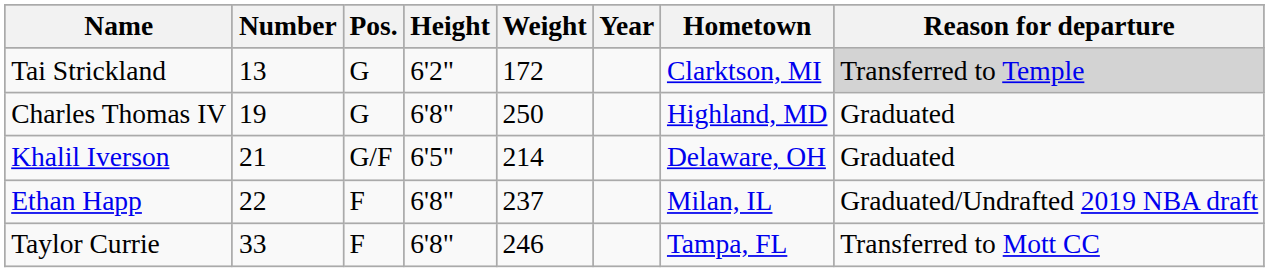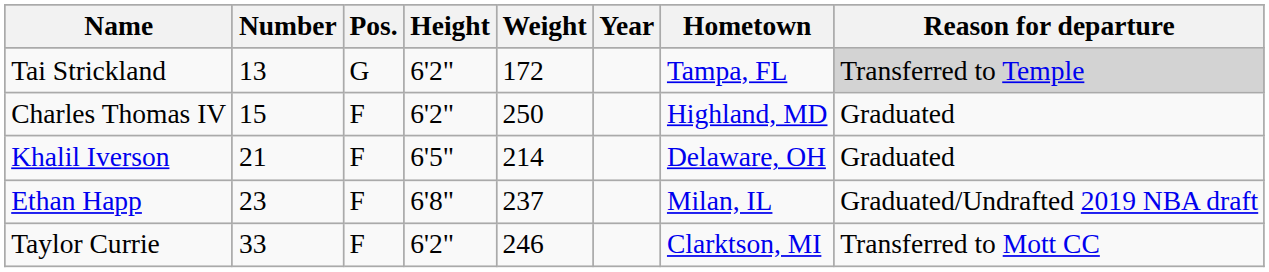(744, 69) Clarktson, MI -> (727, 69) Tampa, FL
(253, 113) 19 -> (253, 113) 15
(359, 113) G -> (357, 113) F
(432, 113) 6'8" -> (432, 113) 6'2"
(371, 157) G/F -> (357, 157) F
(253, 200) 22 -> (253, 200) 23
(432, 244) 6'8" -> (432, 244) 6'2"
(727, 244) Tampa, FL -> (744, 244) Clarktson, MI
